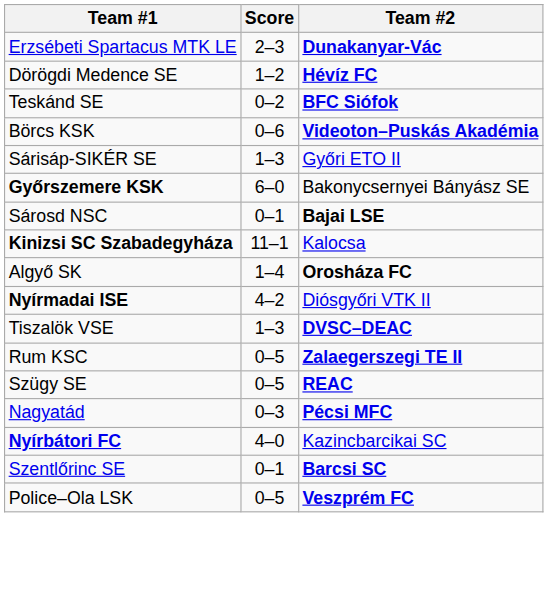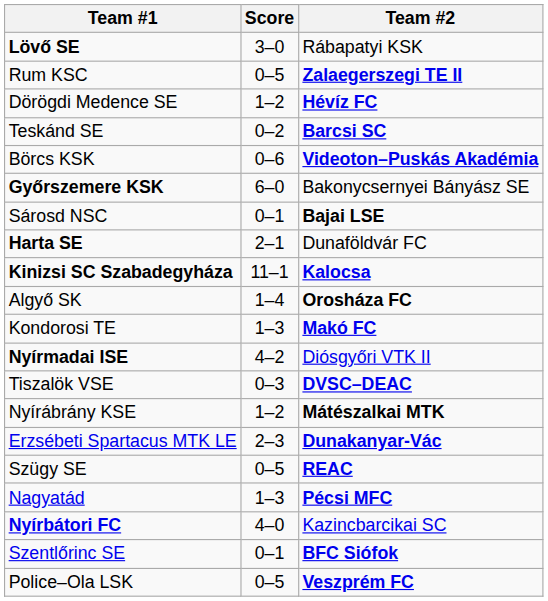+ row: (44, 46)
rows swapped: (48, 356) <-> (123, 46)
(350, 103) BFC Siófok -> (344, 131) Barcsi SC
- row: (83, 159)
+ row: (46, 243)
(334, 243) normal -> (336, 272) bold
+ row: (62, 328)
(270, 328) 1–3 -> (270, 384) 0–3
+ row: (72, 412)
(270, 412) 0–3 -> (270, 497) 1–3
(344, 469) Barcsi SC -> (350, 553) BFC Siófok
